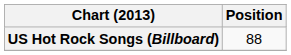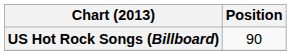(254, 38) 88 -> (254, 38) 90
